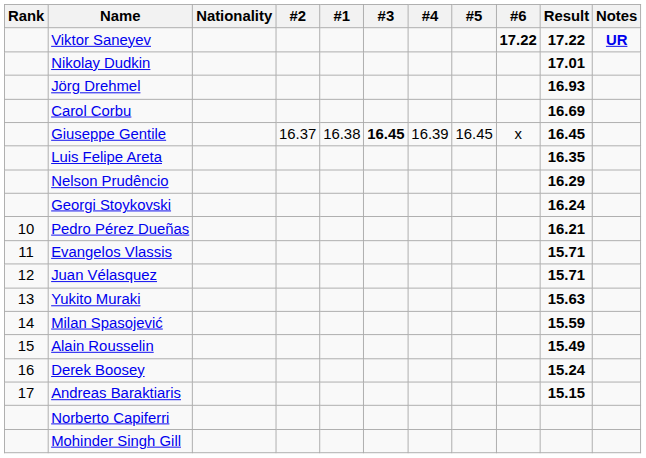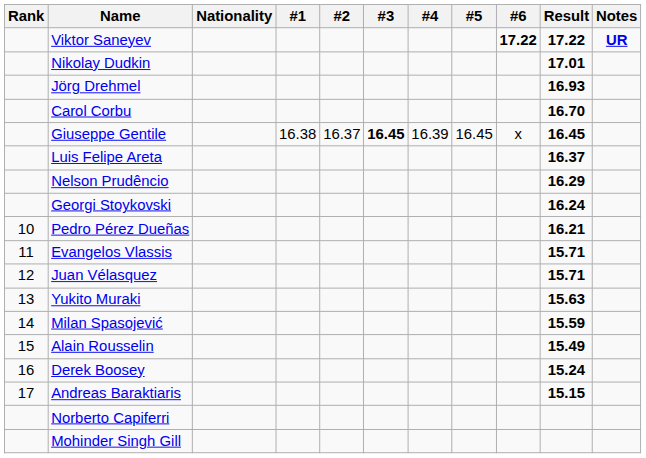columns swapped: (342, 16) <-> (298, 16)
(566, 110) 16.69 -> (566, 110) 16.70
(566, 157) 16.35 -> (566, 157) 16.37
